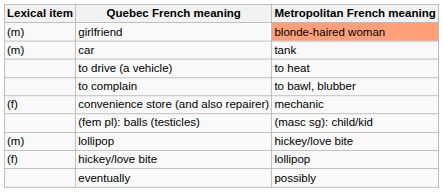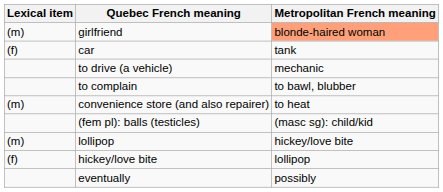(16, 50) (m) -> (12, 50) (f)
(292, 68) to heat -> (299, 68) mechanic
(12, 104) (f) -> (16, 104) (m)
(299, 104) mechanic -> (292, 104) to heat
